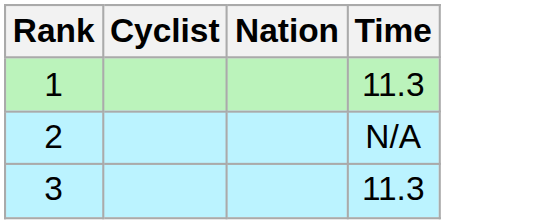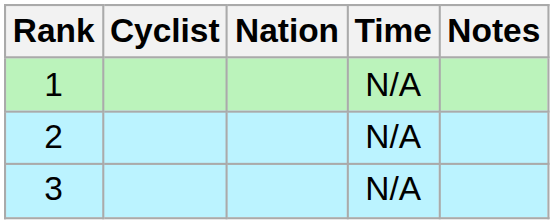+ column: (494, 31)
(393, 84) 11.3 -> (393, 84) N/A
(393, 190) 11.3 -> (393, 190) N/A
